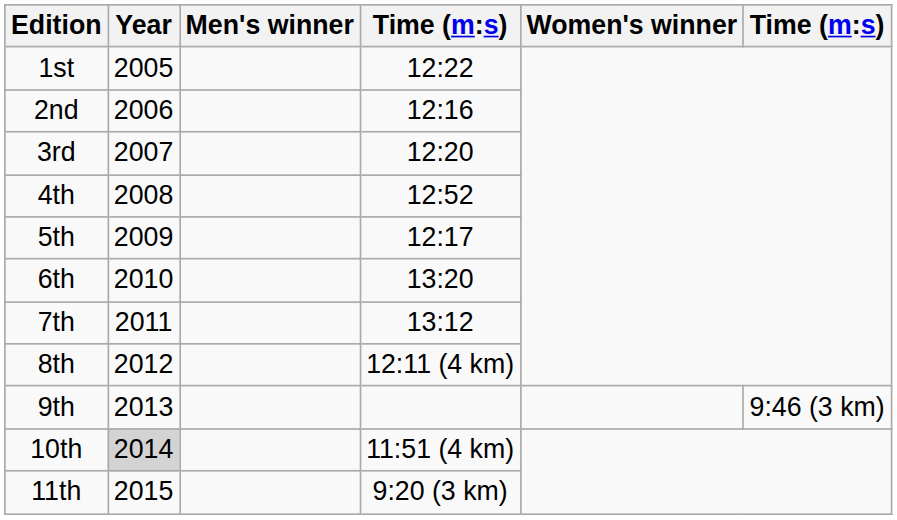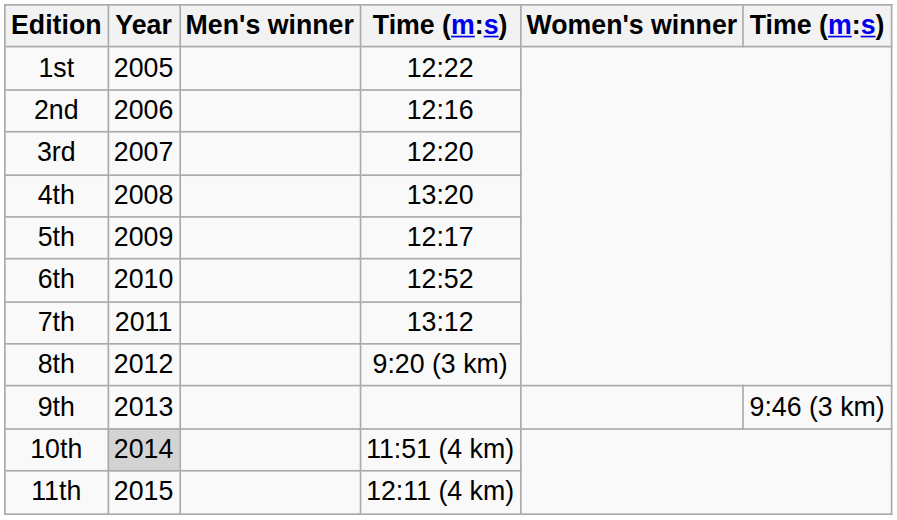(440, 195) 12:52 -> (440, 195) 13:20
(440, 279) 13:20 -> (440, 279) 12:52
(440, 364) 12:11 (4 km) -> (440, 364) 9:20 (3 km)
(440, 491) 9:20 (3 km) -> (440, 491) 12:11 (4 km)
